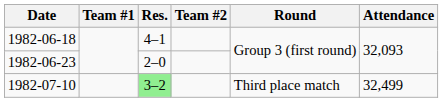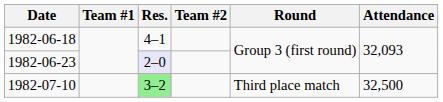(155, 62) no background -> (155, 62) lavender background
(383, 85) 32,499 -> (383, 85) 32,500
